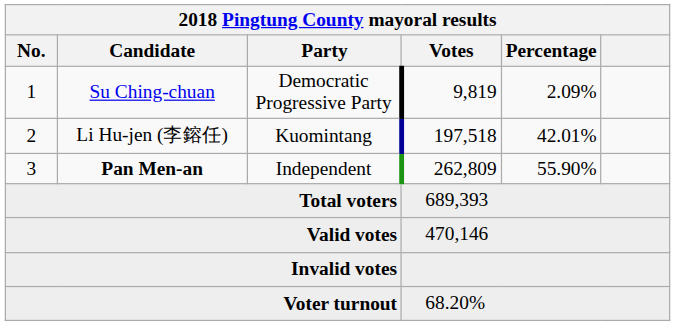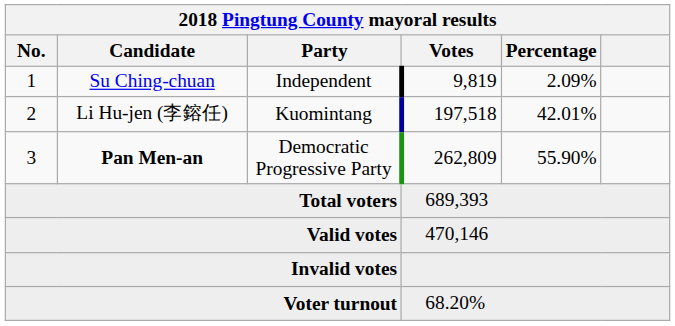(324, 92) Democratic Progressive Party -> (324, 81) Independent
(324, 168) Independent -> (324, 157) Democratic Progressive Party
